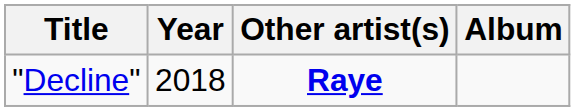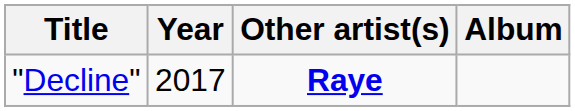(190, 79) 2018 -> (190, 79) 2017
